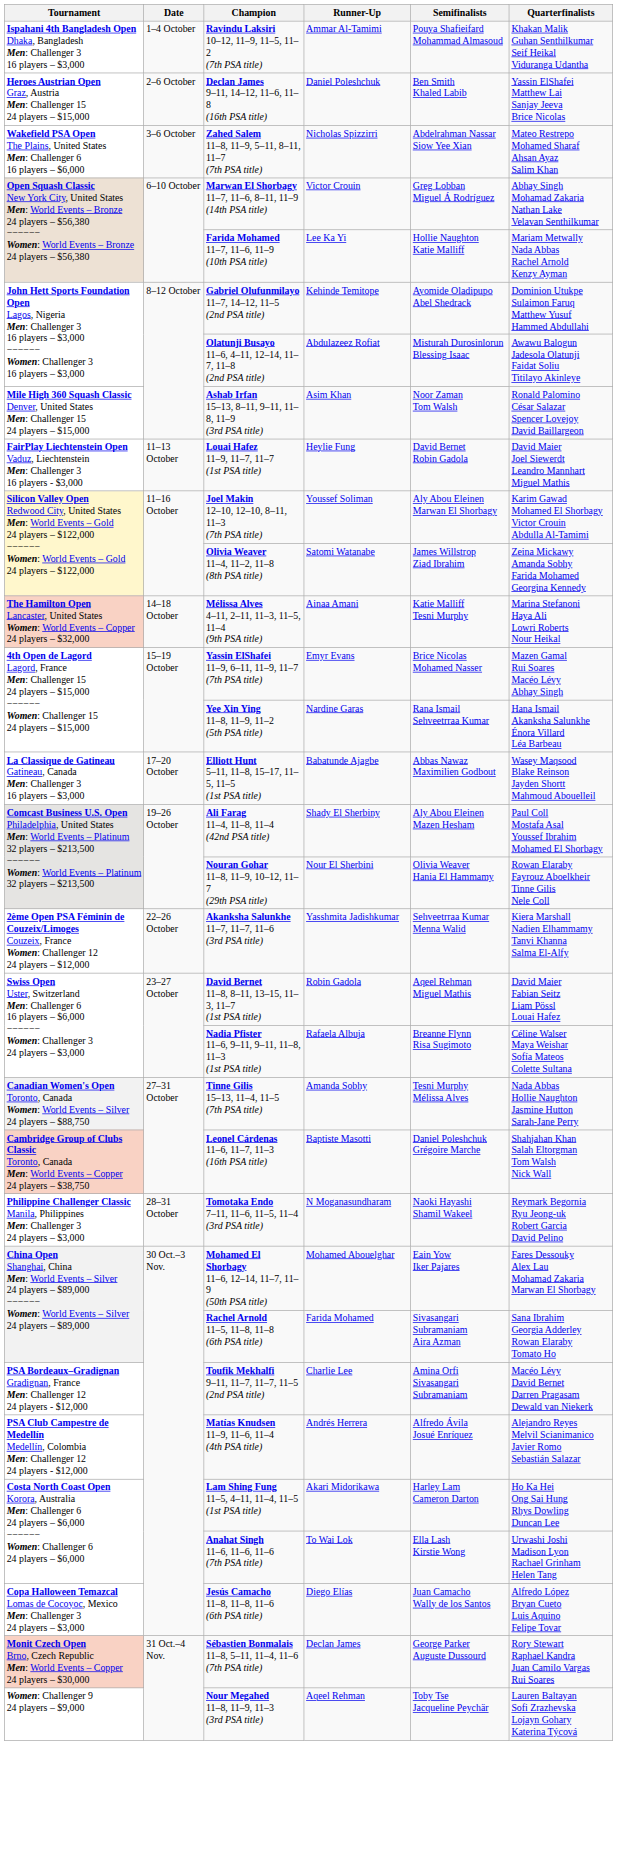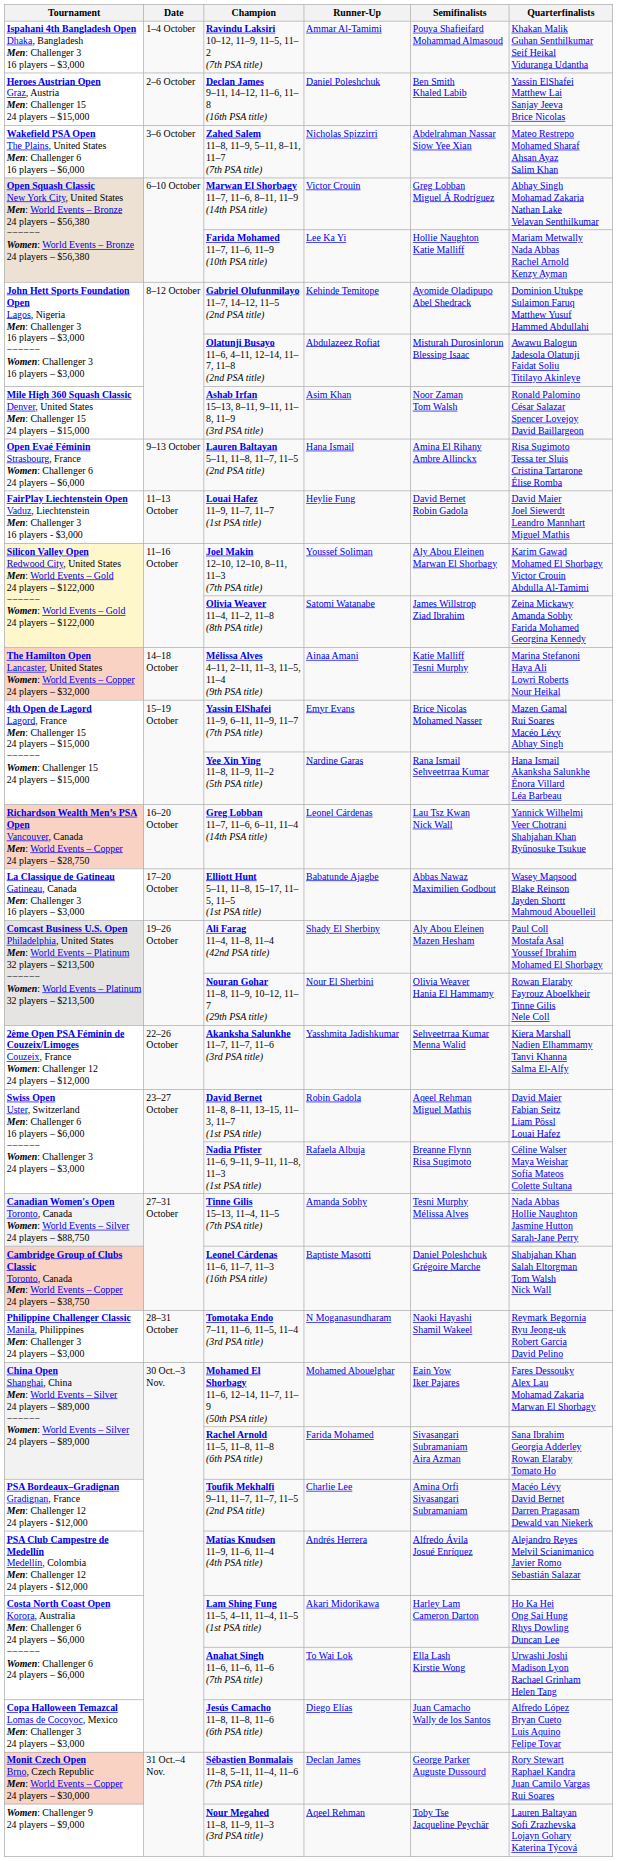+ row: (252, 459)
+ row: (252, 824)
